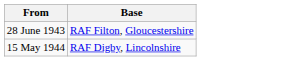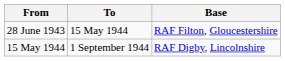+ column: (109, 13)
